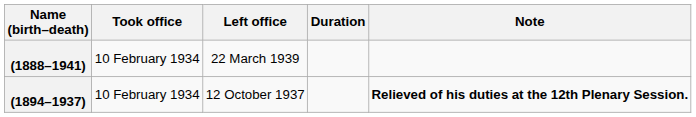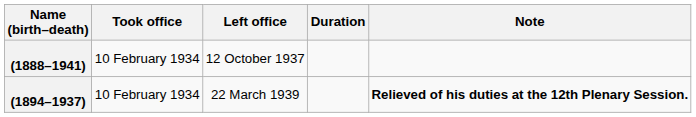(255, 58) 22 March 1939 -> (255, 58) 12 October 1937
(255, 94) 12 October 1937 -> (255, 94) 22 March 1939
